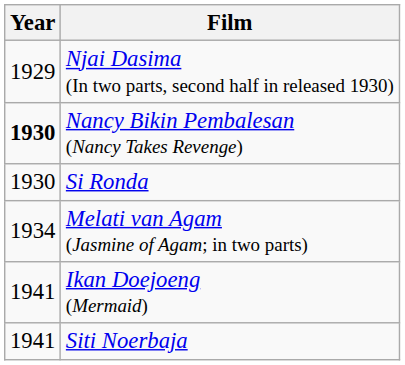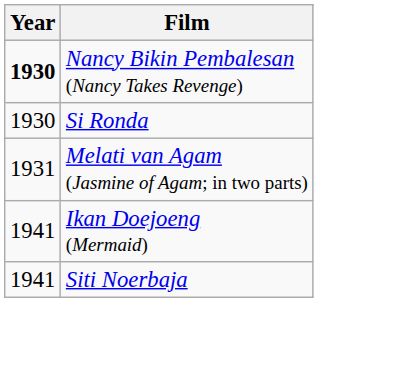- row: (230, 71)
(33, 230) 1934 -> (33, 168) 1931
